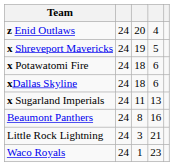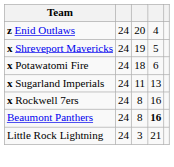- row: (42, 83)
+ row: (43, 100)
(156, 118) normal -> (156, 118) bold
- row: (36, 153)
